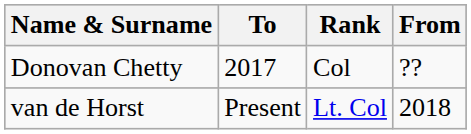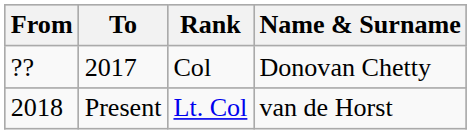columns swapped: (430, 25) <-> (112, 25)
